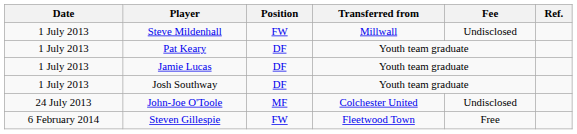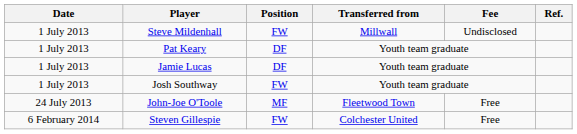(280, 85) DF -> (280, 85) FW
(379, 102) Colchester United -> (379, 102) Fleetwood Town
(490, 102) Undisclosed -> (490, 102) Free
(379, 120) Fleetwood Town -> (379, 120) Colchester United
